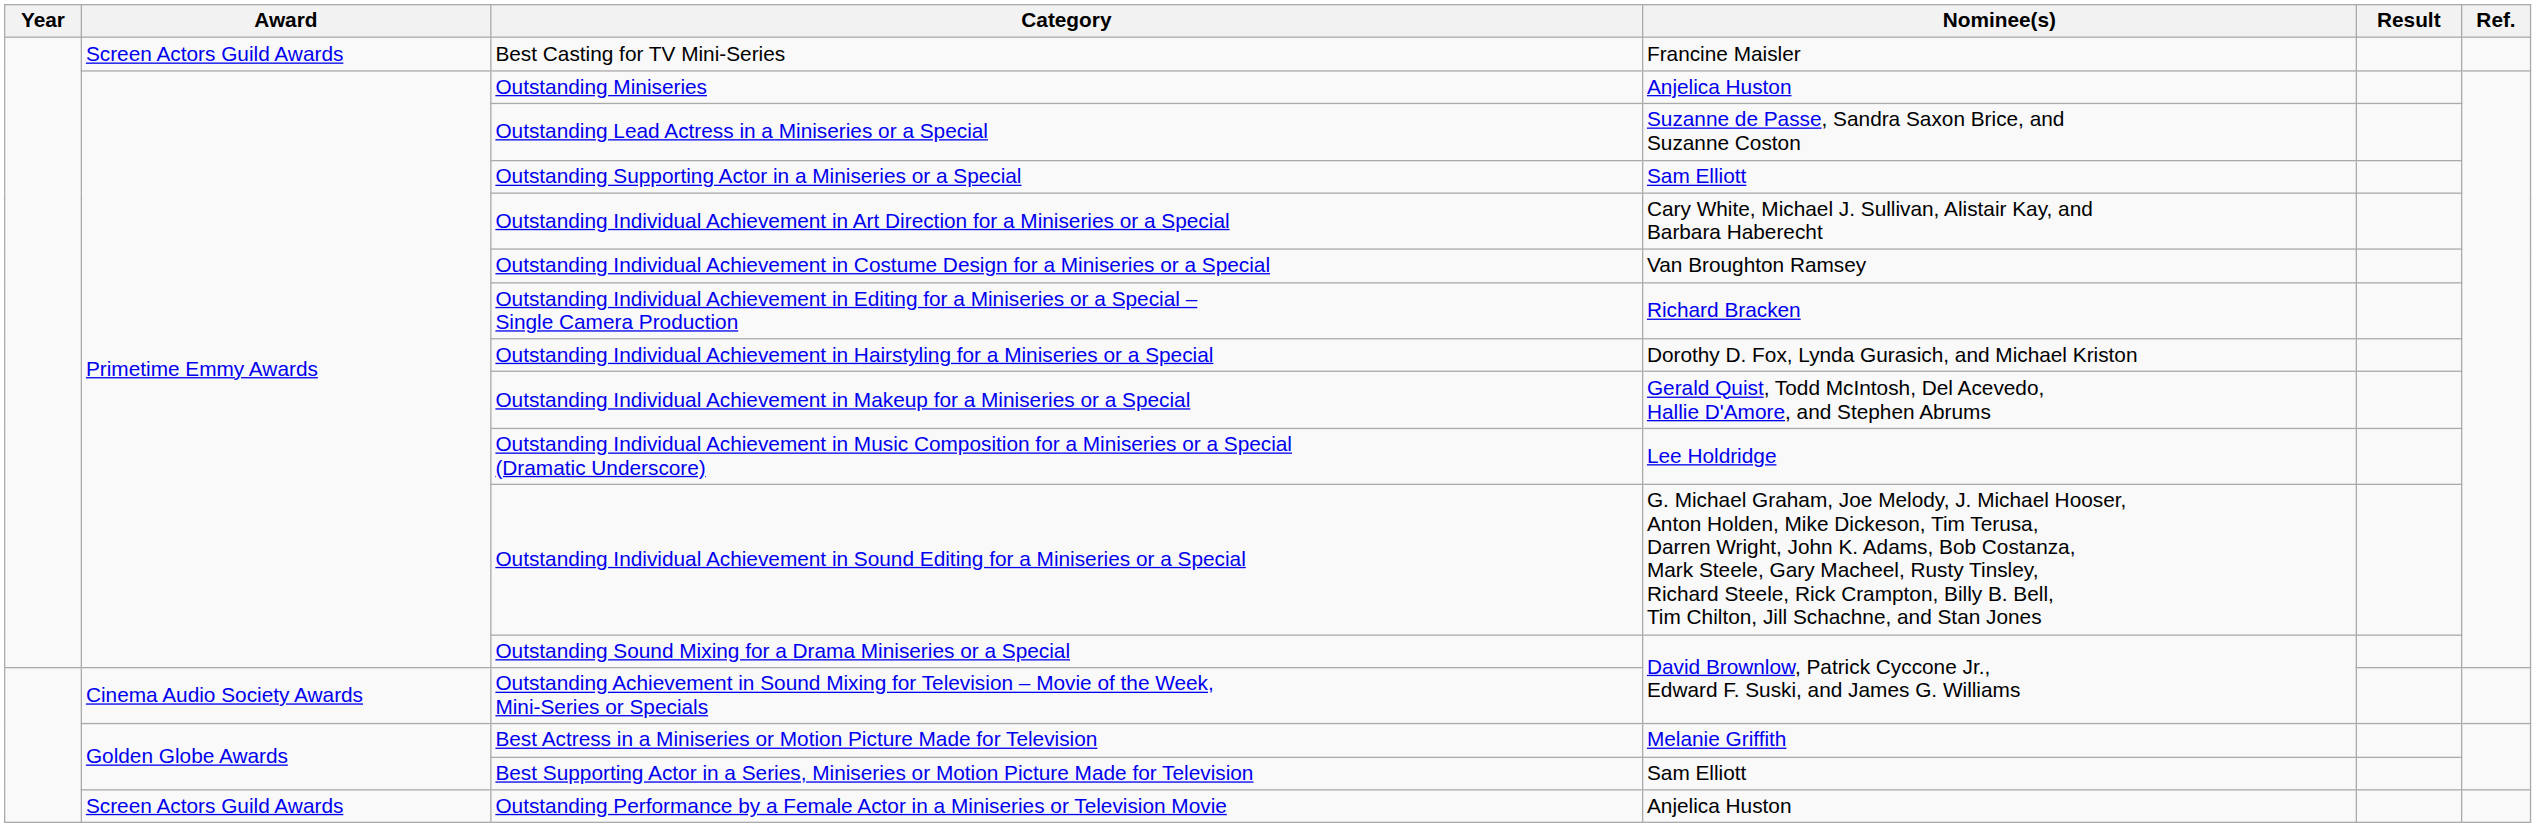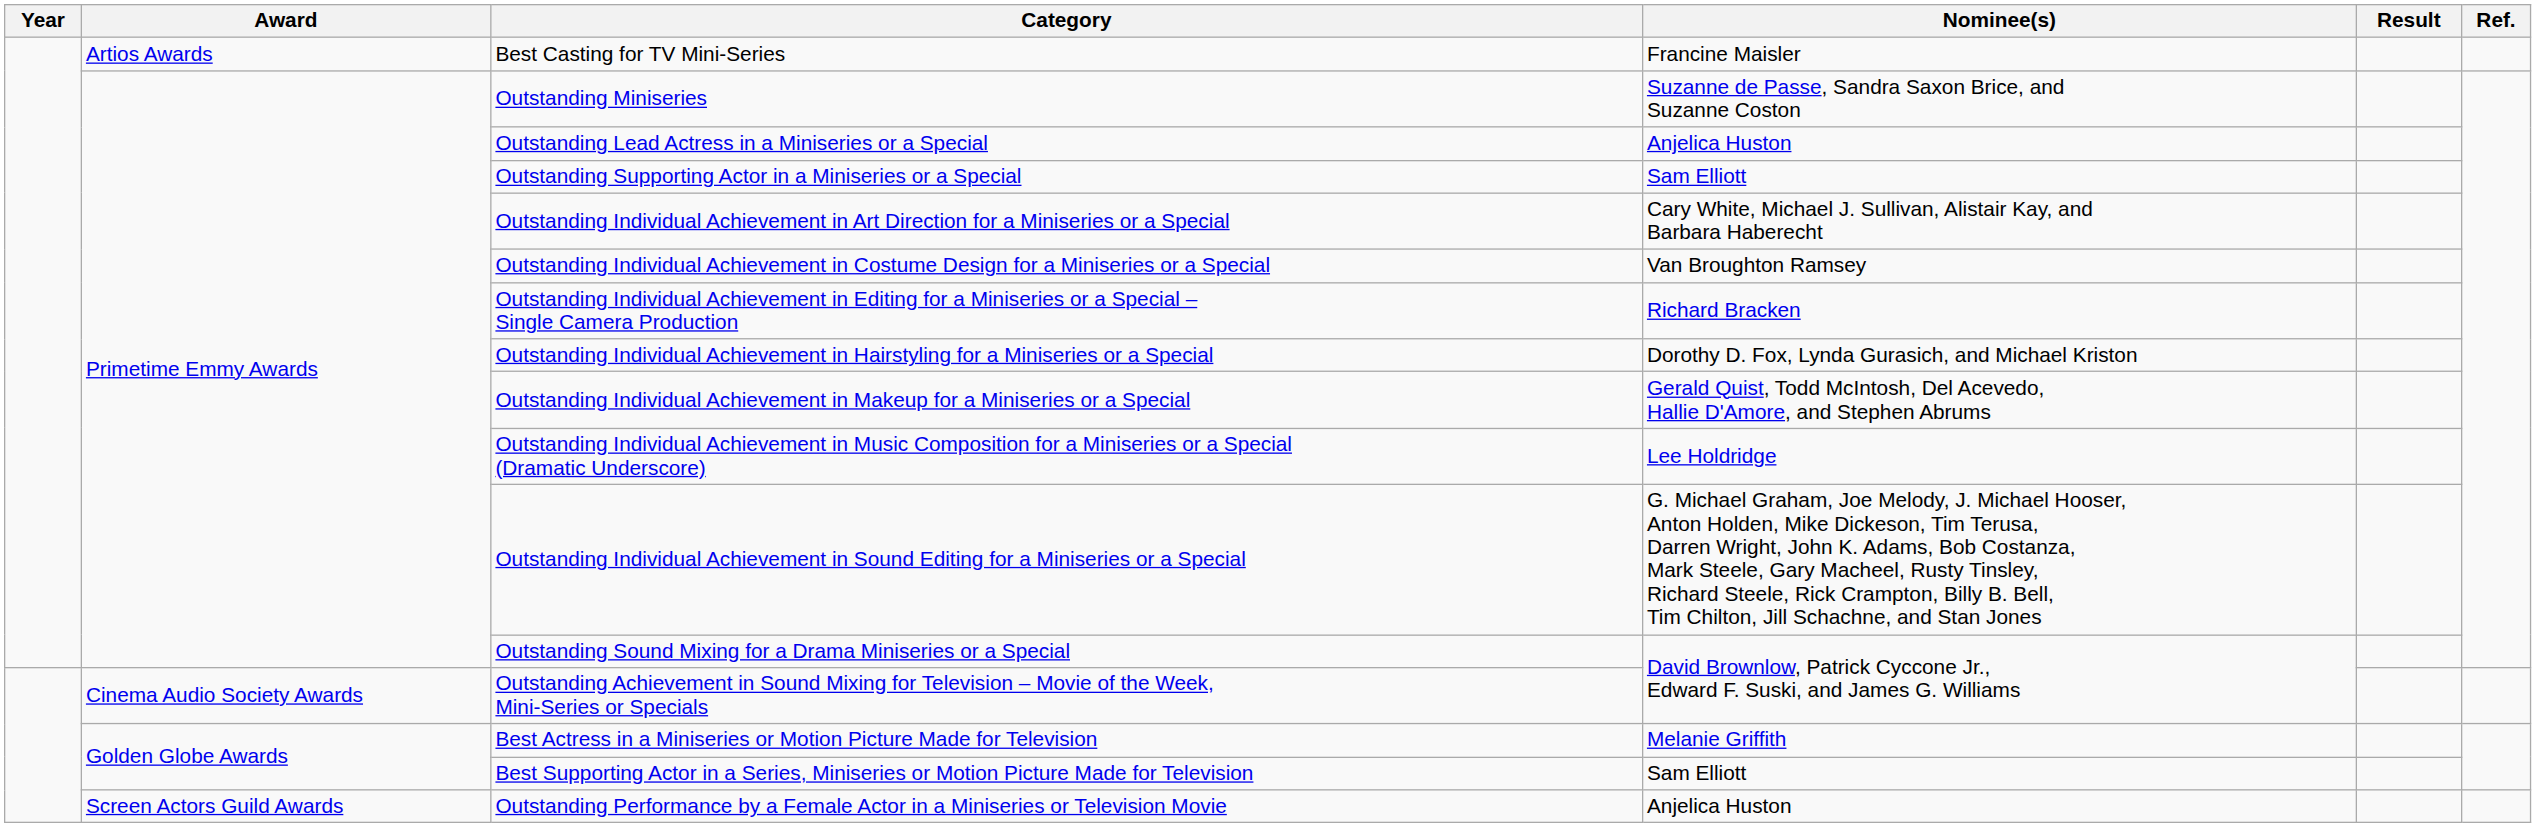(215, 53) Screen Actors Guild Awards -> (149, 53) Artios Awards
(1719, 86) Anjelica Huston -> (1856, 98) Suzanne de Passe, Sandra Saxon Brice, and Suzanne Coston
(1856, 131) Suzanne de Passe, Sandra Saxon Brice, and Suzanne Coston -> (1719, 143) Anjelica Huston
